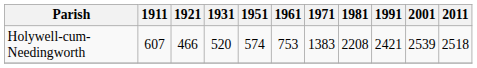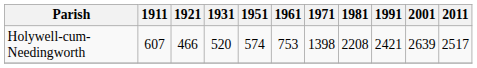(322, 44) 1383 -> (322, 44) 1398
(422, 44) 2539 -> (422, 44) 2639
(455, 44) 2518 -> (455, 44) 2517
